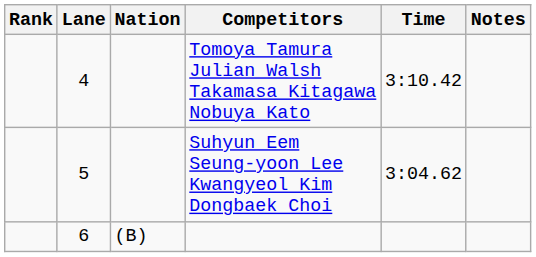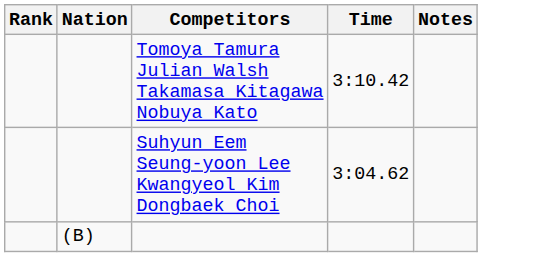- column: (84, 20)
